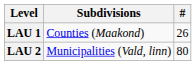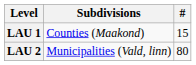(182, 32) 26 -> (182, 32) 15
